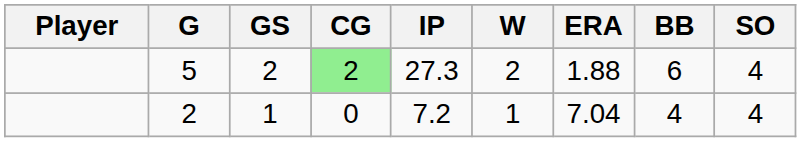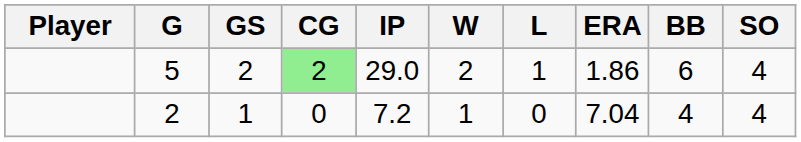+ column: (539, 26)
(432, 70) 27.3 -> (392, 70) 29.0
(594, 70) 1.88 -> (612, 70) 1.86
